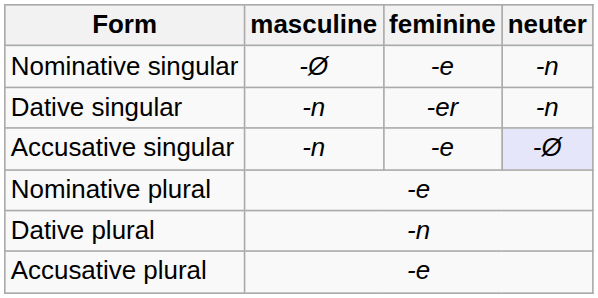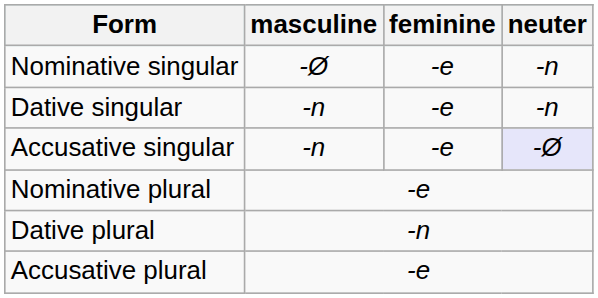(442, 107) -er -> (442, 107) -e
